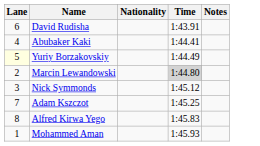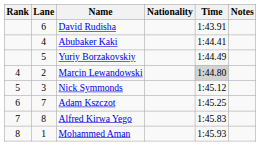+ column: (18, 12)
(17, 57) lightyellow background -> (44, 57) no background
